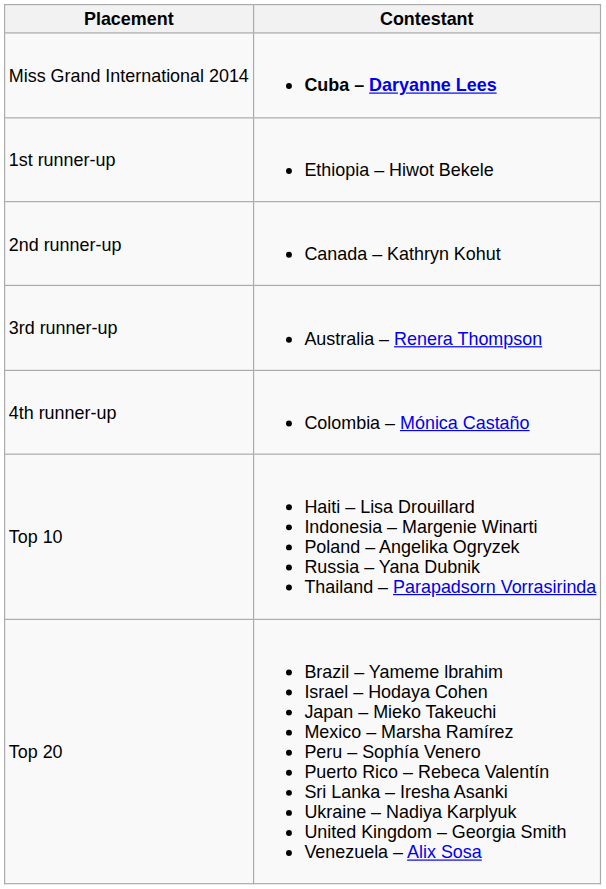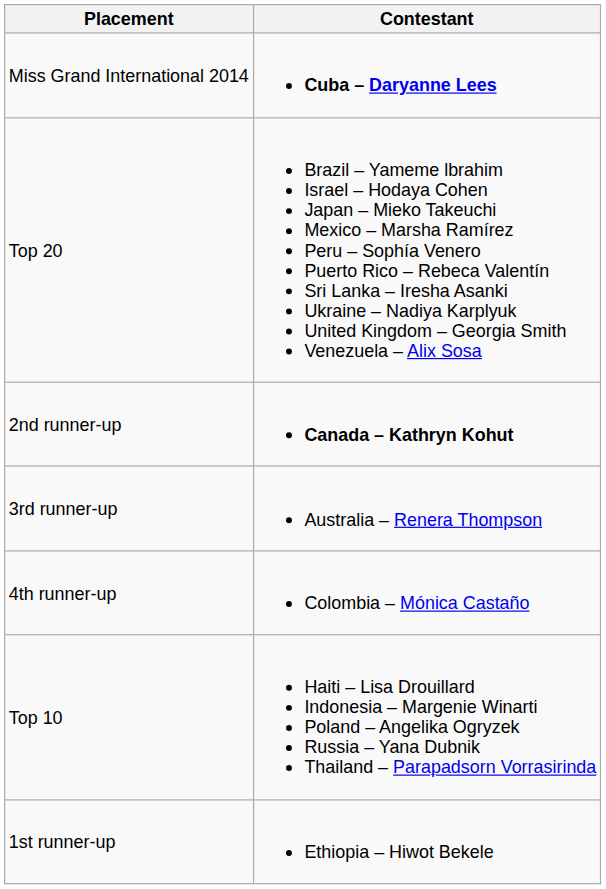rows swapped: (62, 160) <-> (36, 752)
(427, 254) normal -> (427, 434) bold
